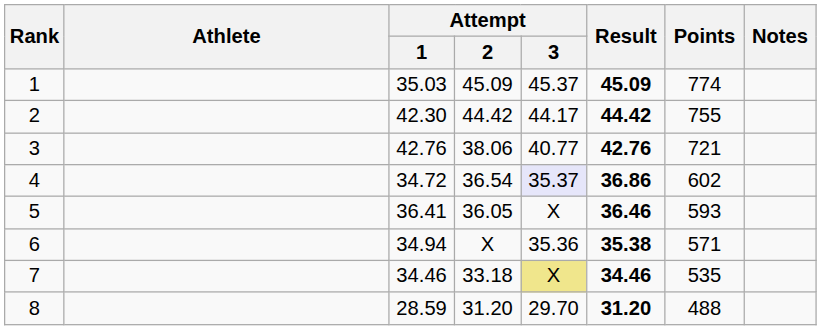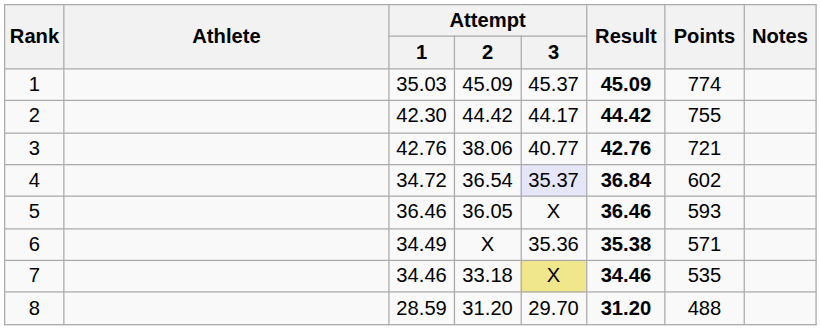(626, 180) 36.86 -> (626, 180) 36.84
(422, 212) 36.41 -> (422, 212) 36.46
(422, 244) 34.94 -> (422, 244) 34.49
